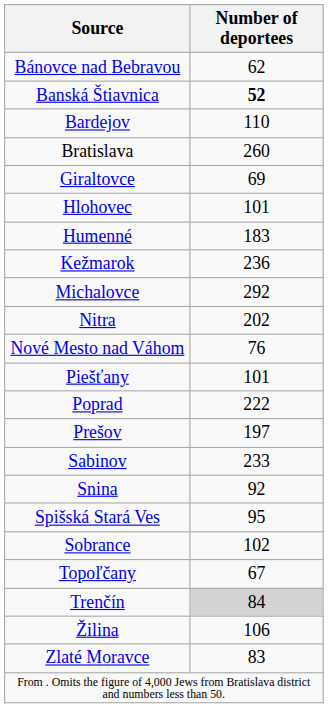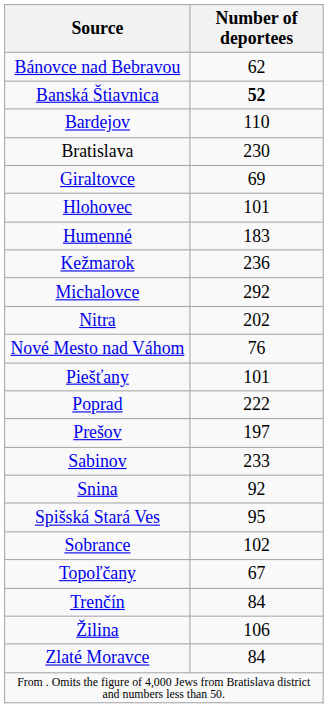(257, 151) 260 -> (257, 151) 230
(257, 601) lightgrey background -> (257, 601) no background
(257, 658) 83 -> (257, 658) 84
